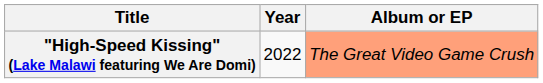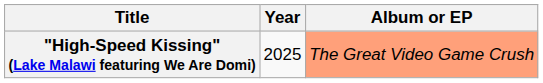(282, 54) 2022 -> (282, 54) 2025
